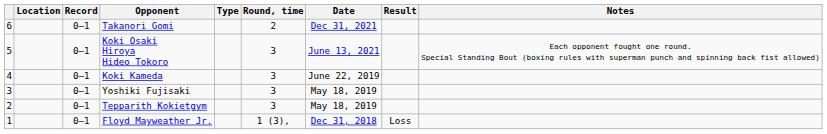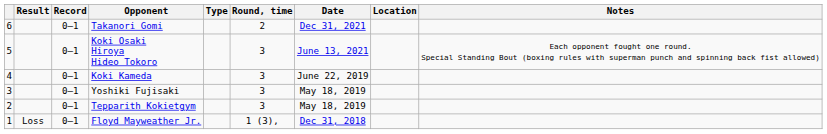columns swapped: (400, 12) <-> (38, 12)
